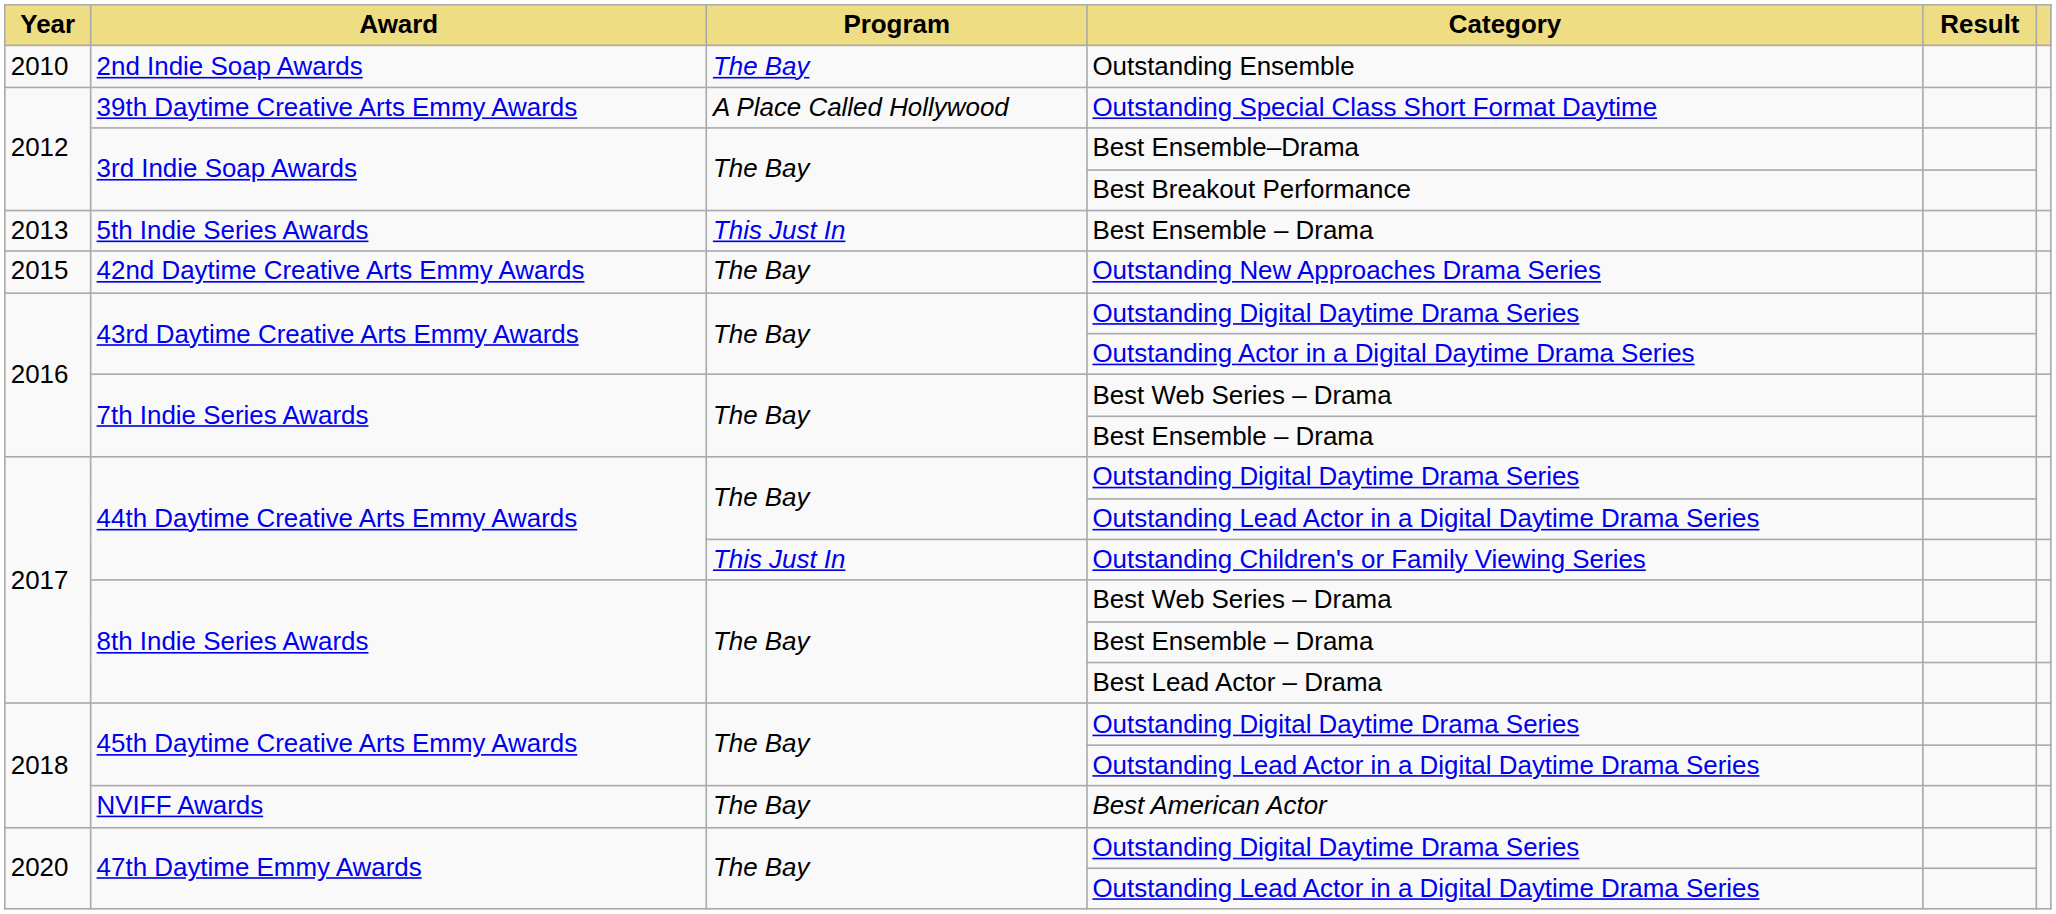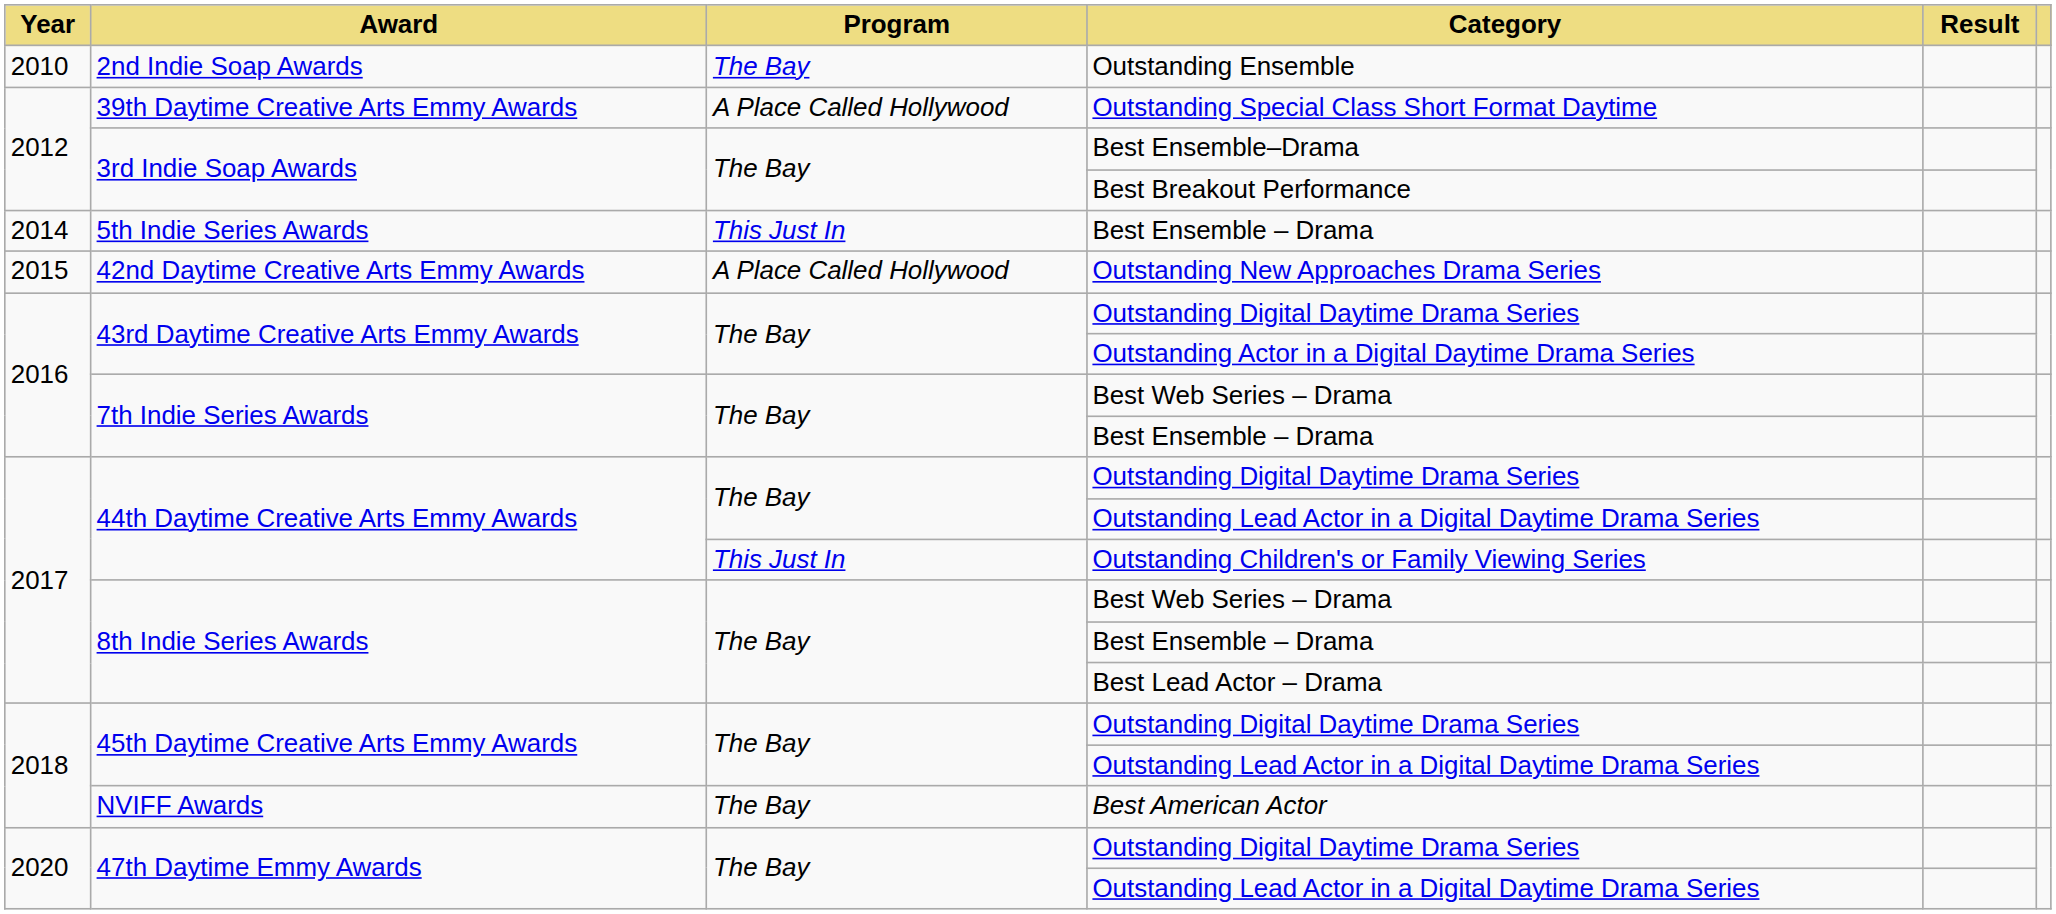(40, 230) 2013 -> (40, 230) 2014
(761, 271) The Bay -> (861, 271) A Place Called Hollywood
